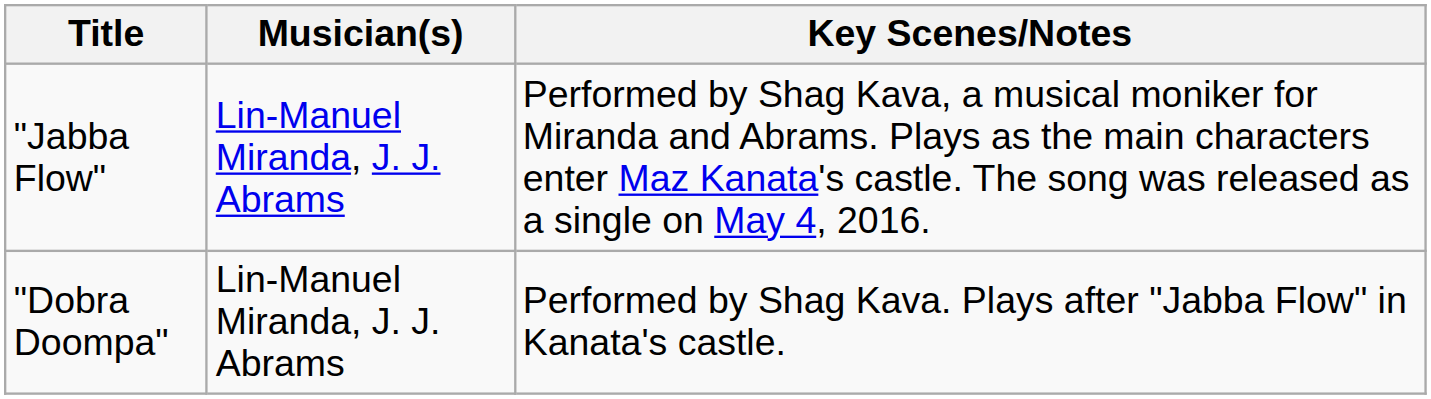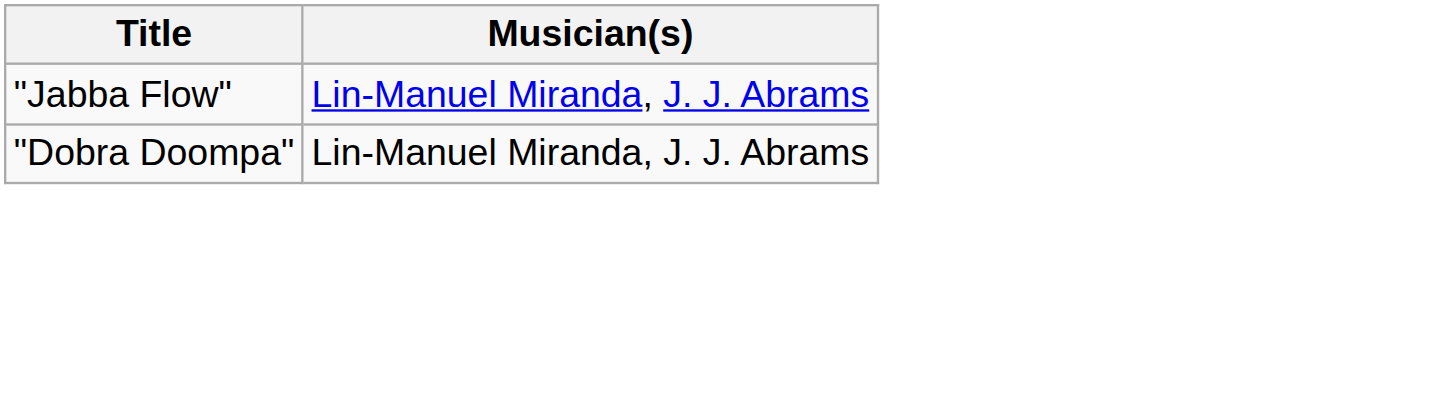- column: (970, 34)
